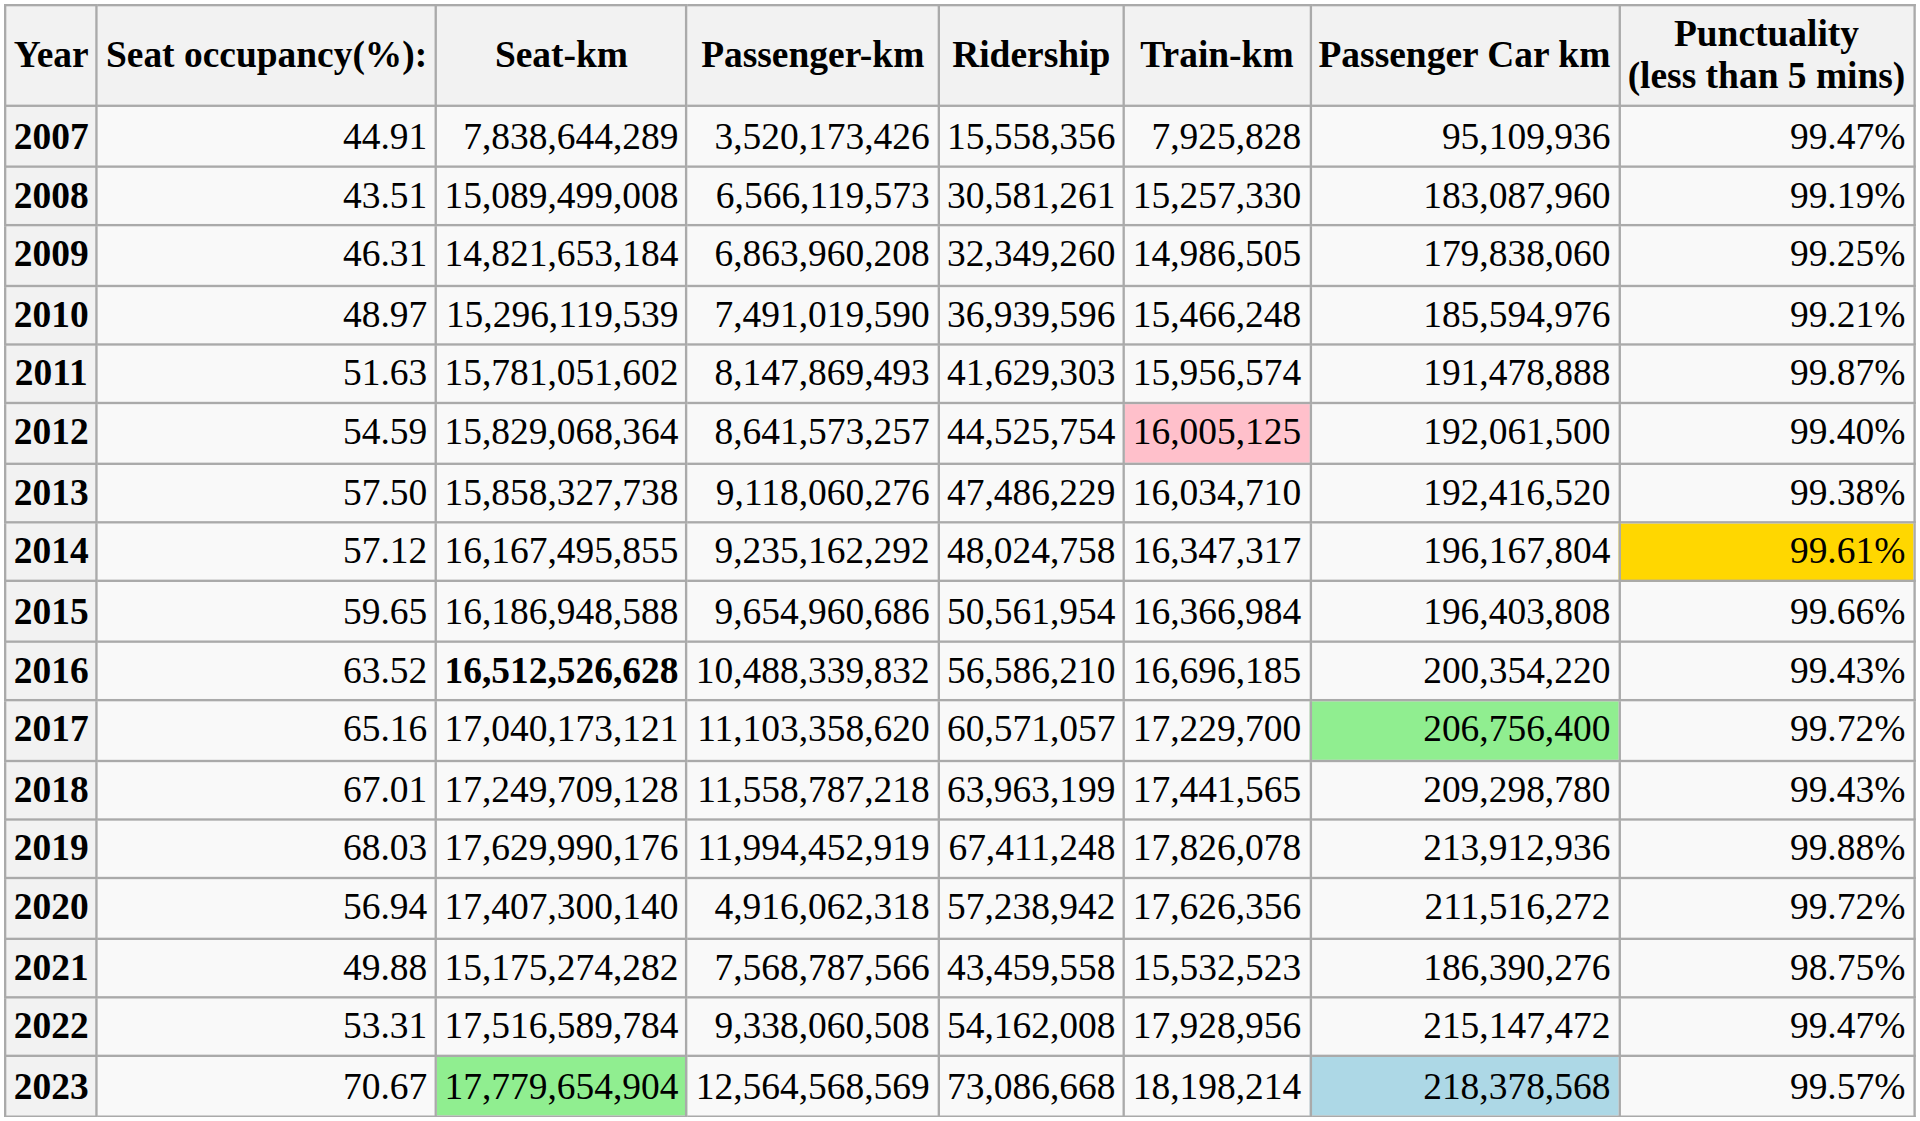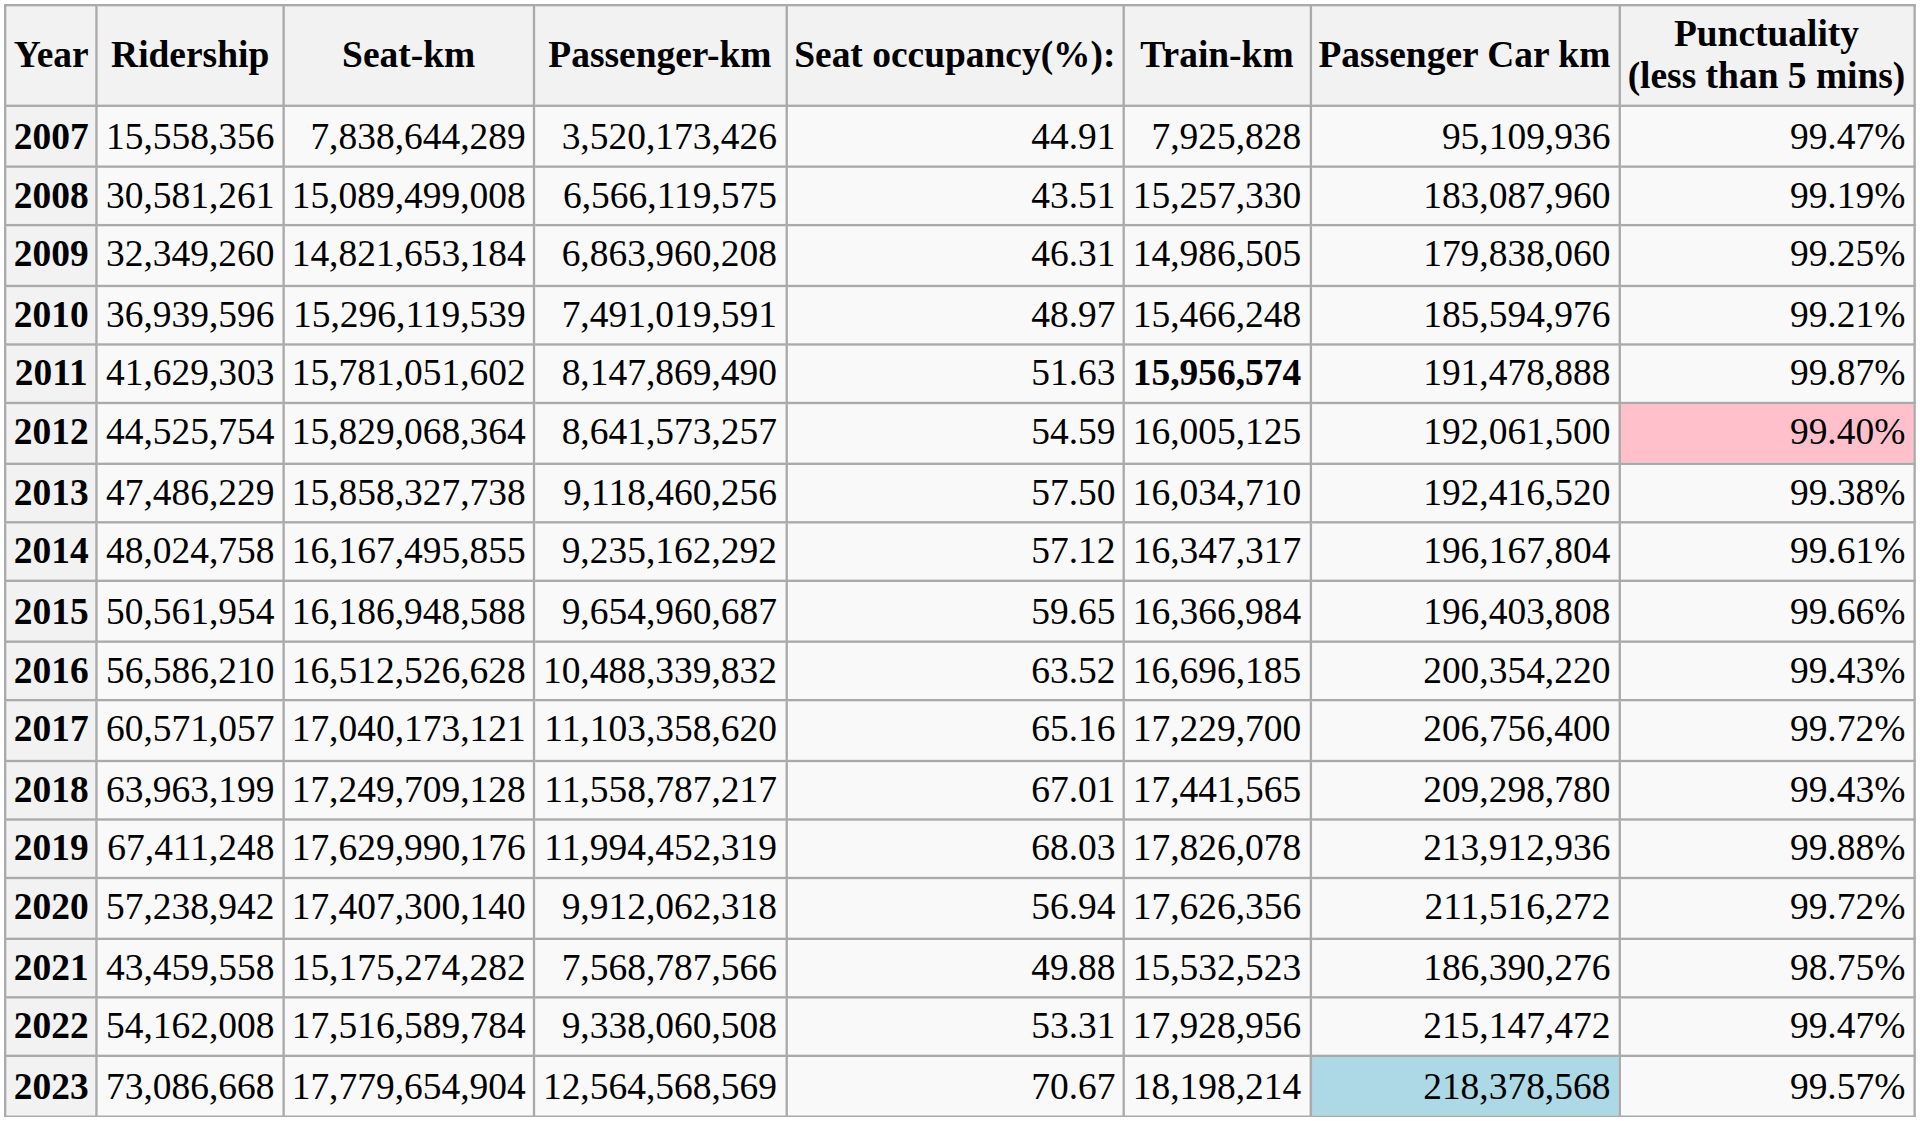columns swapped: (1031, 55) <-> (267, 55)
(823, 195) 6,566,119,573 -> (670, 195) 6,566,119,575
(822, 313) 7,491,019,590 -> (669, 313) 7,491,019,591
(822, 373) 8,147,869,493 -> (669, 373) 8,147,869,490
(1217, 373) normal -> (1217, 373) bold
(1217, 432) pink background -> (1217, 432) no background
(1848, 432) no background -> (1848, 432) pink background
(823, 491) 9,118,060,276 -> (670, 491) 9,118,460,256
(1848, 551) gold background -> (1848, 551) no background
(822, 610) 9,654,960,686 -> (669, 610) 9,654,960,687
(562, 670) bold -> (409, 670) normal
(1517, 729) lightgreen background -> (1517, 729) no background
(813, 788) 11,558,787,218 -> (661, 788) 11,558,787,217
(813, 848) 11,994,452,919 -> (661, 848) 11,994,452,319
(822, 907) 4,916,062,318 -> (669, 907) 9,912,062,318
(562, 1085) lightgreen background -> (409, 1085) no background
